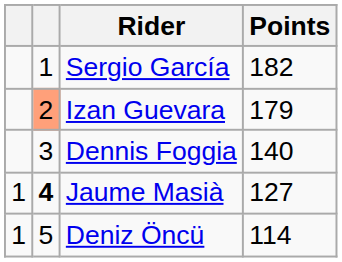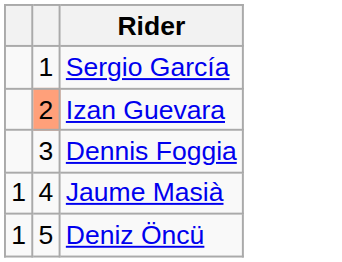- column: (290, 25)
(46, 193) bold -> (46, 193) normal
